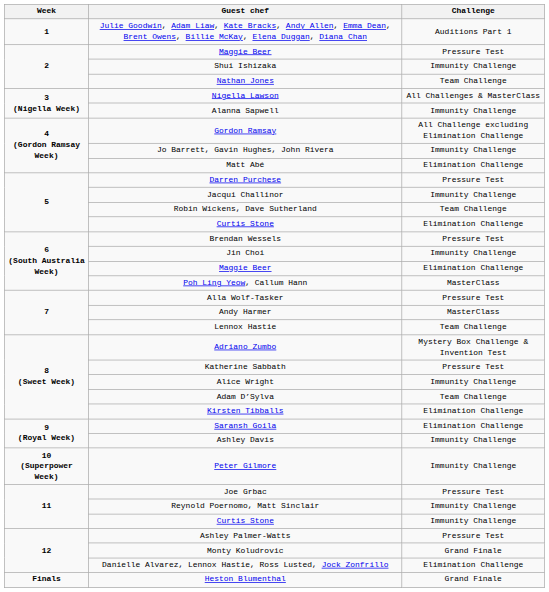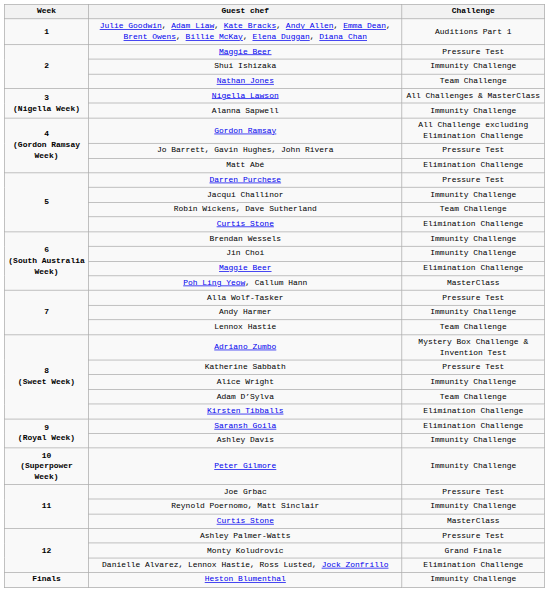(473, 151) Immunity Challenge -> (473, 151) Pressure Test
(473, 239) Pressure Test -> (473, 239) Immunity Challenge
(473, 312) MasterClass -> (473, 312) Immunity Challenge
(473, 521) Immunity Challenge -> (473, 521) MasterClass
(473, 580) Grand Finale -> (473, 580) Immunity Challenge
